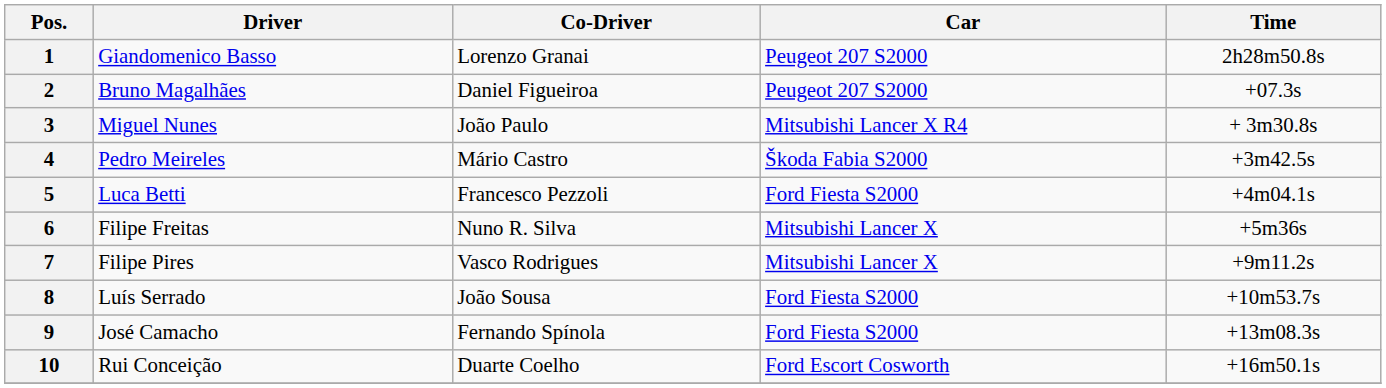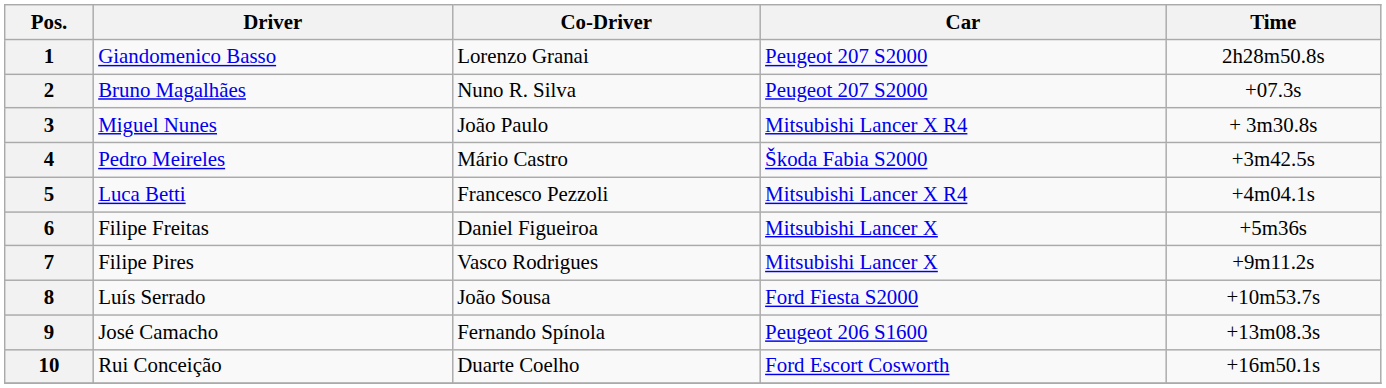(528, 90) Daniel Figueiroa -> (517, 90) Nuno R. Silva
(842, 194) Ford Fiesta S2000 -> (866, 194) Mitsubishi Lancer X R4
(517, 228) Nuno R. Silva -> (528, 228) Daniel Figueiroa
(842, 332) Ford Fiesta S2000 -> (846, 332) Peugeot 206 S1600
